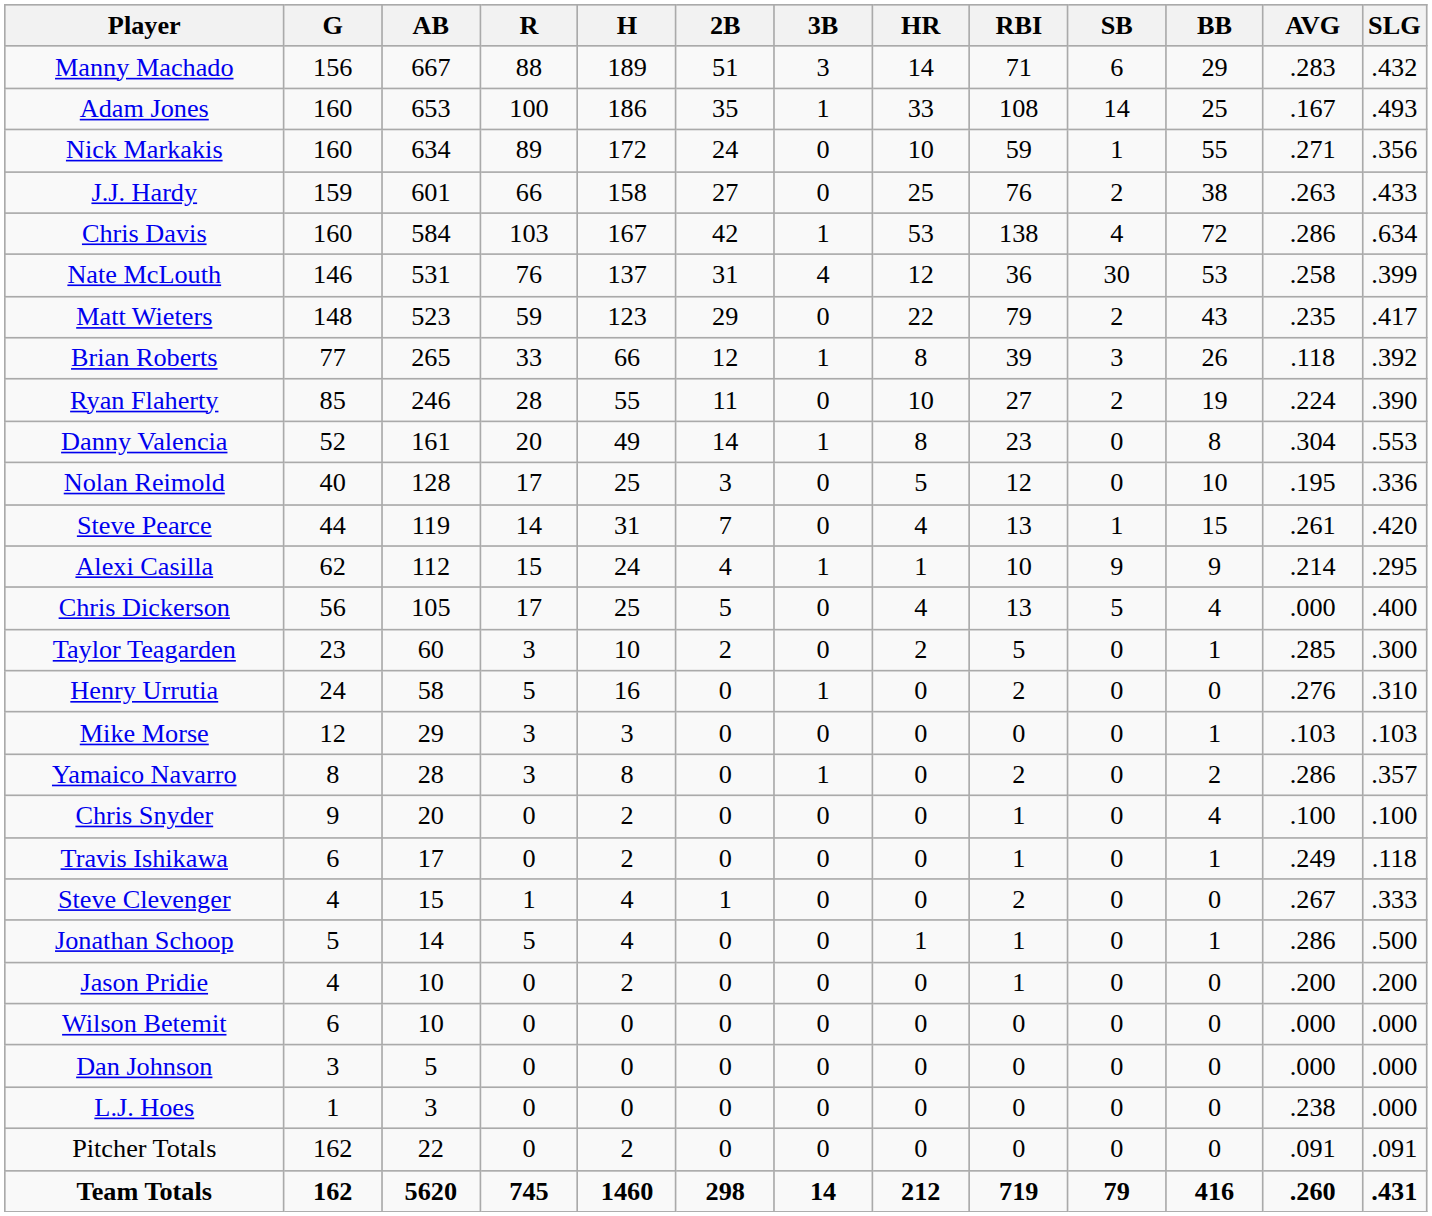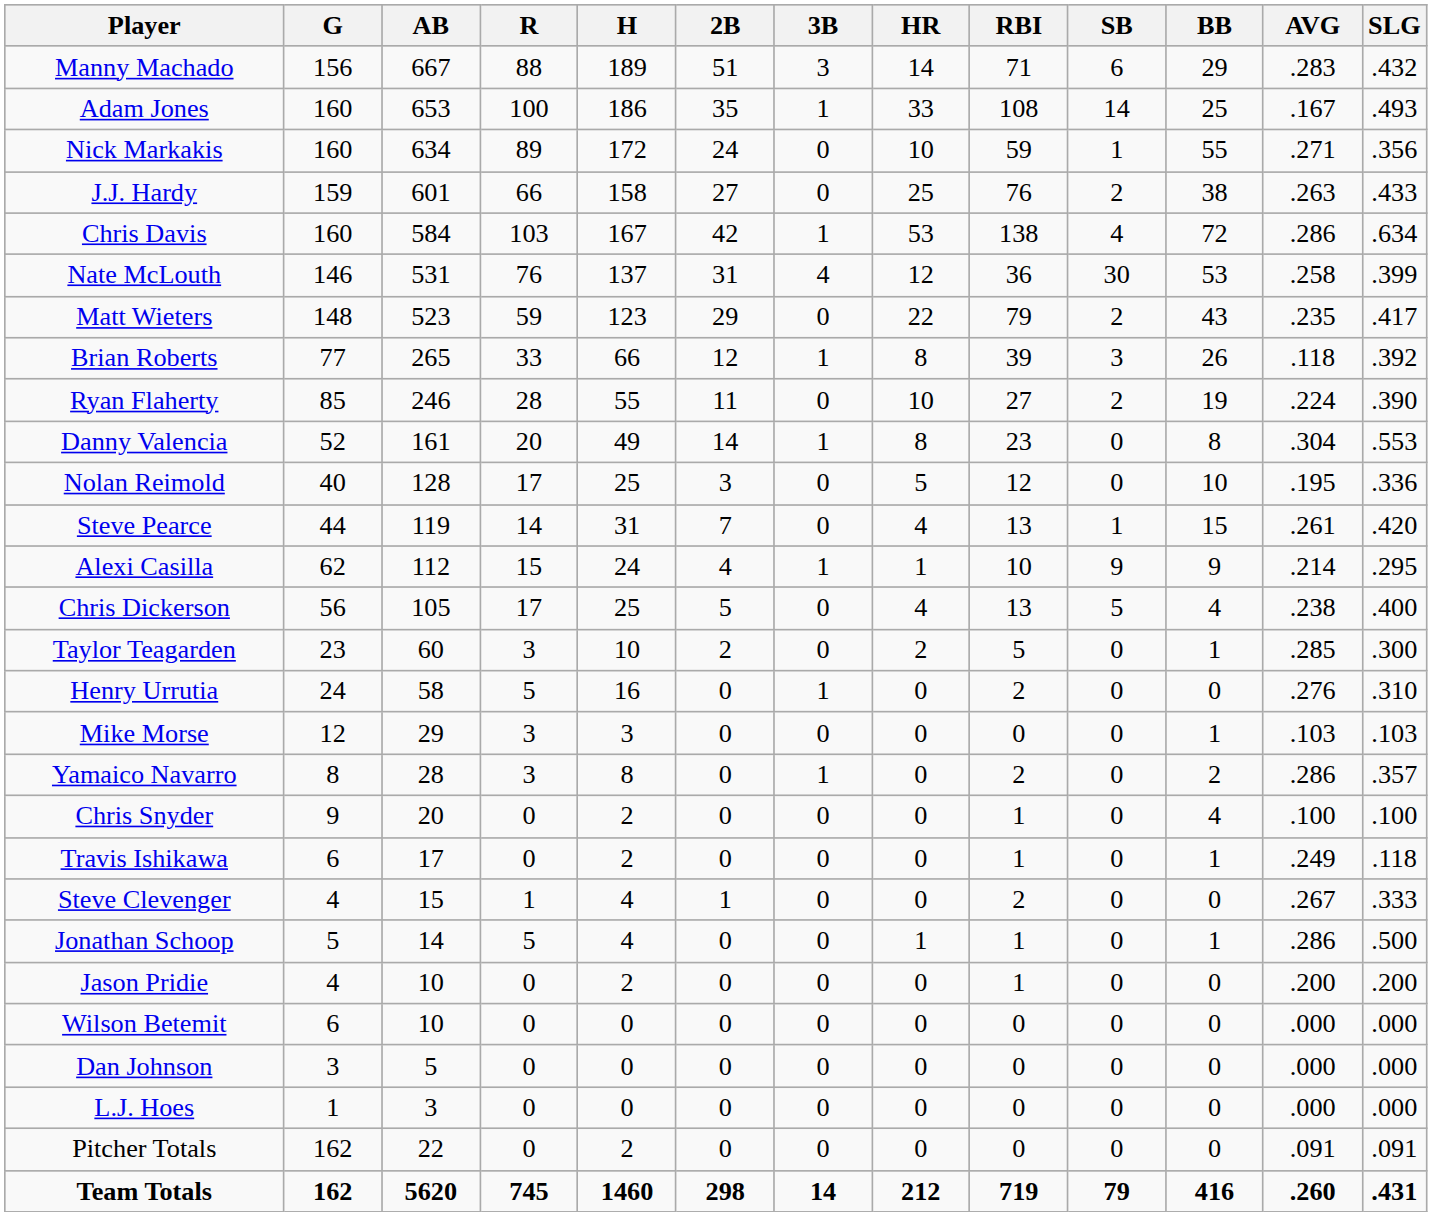(1313, 607) .000 -> (1313, 607) .238
(1313, 1107) .238 -> (1313, 1107) .000
